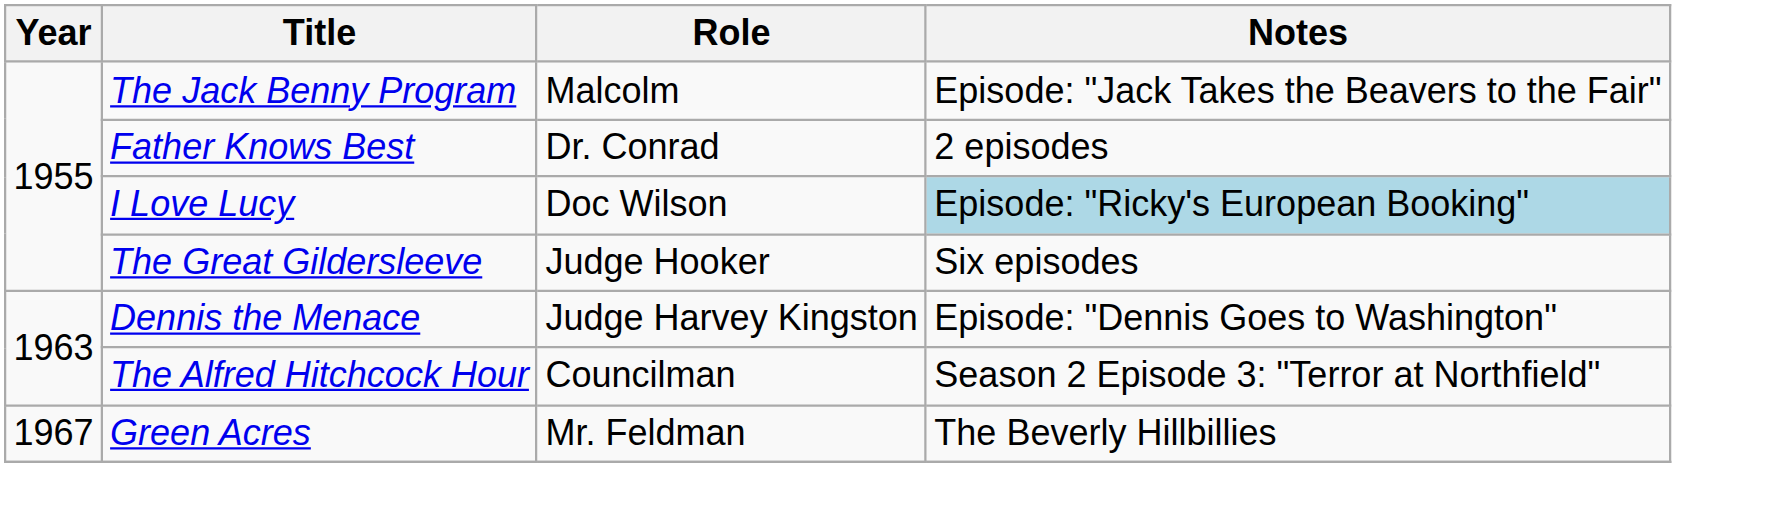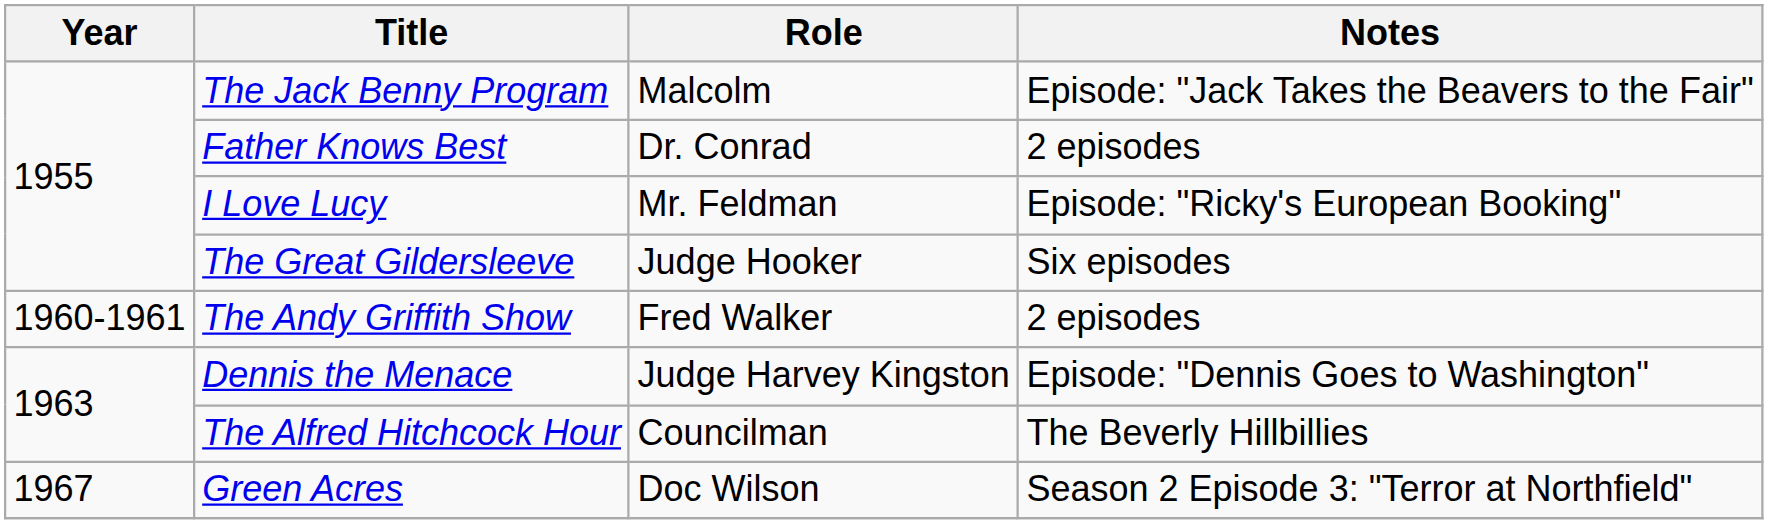(637, 204) Doc Wilson -> (738, 204) Mr. Feldman
(1232, 204) lightblue background -> (1324, 204) no background
+ row: (387, 318)
(1267, 375) Season 2 Episode 3: "Terror at Northfield" -> (1197, 432) The Beverly Hillbillies
(646, 432) Mr. Feldman -> (729, 489) Doc Wilson
(1105, 432) The Beverly Hillbillies -> (1359, 489) Season 2 Episode 3: "Terror at Northfield"
